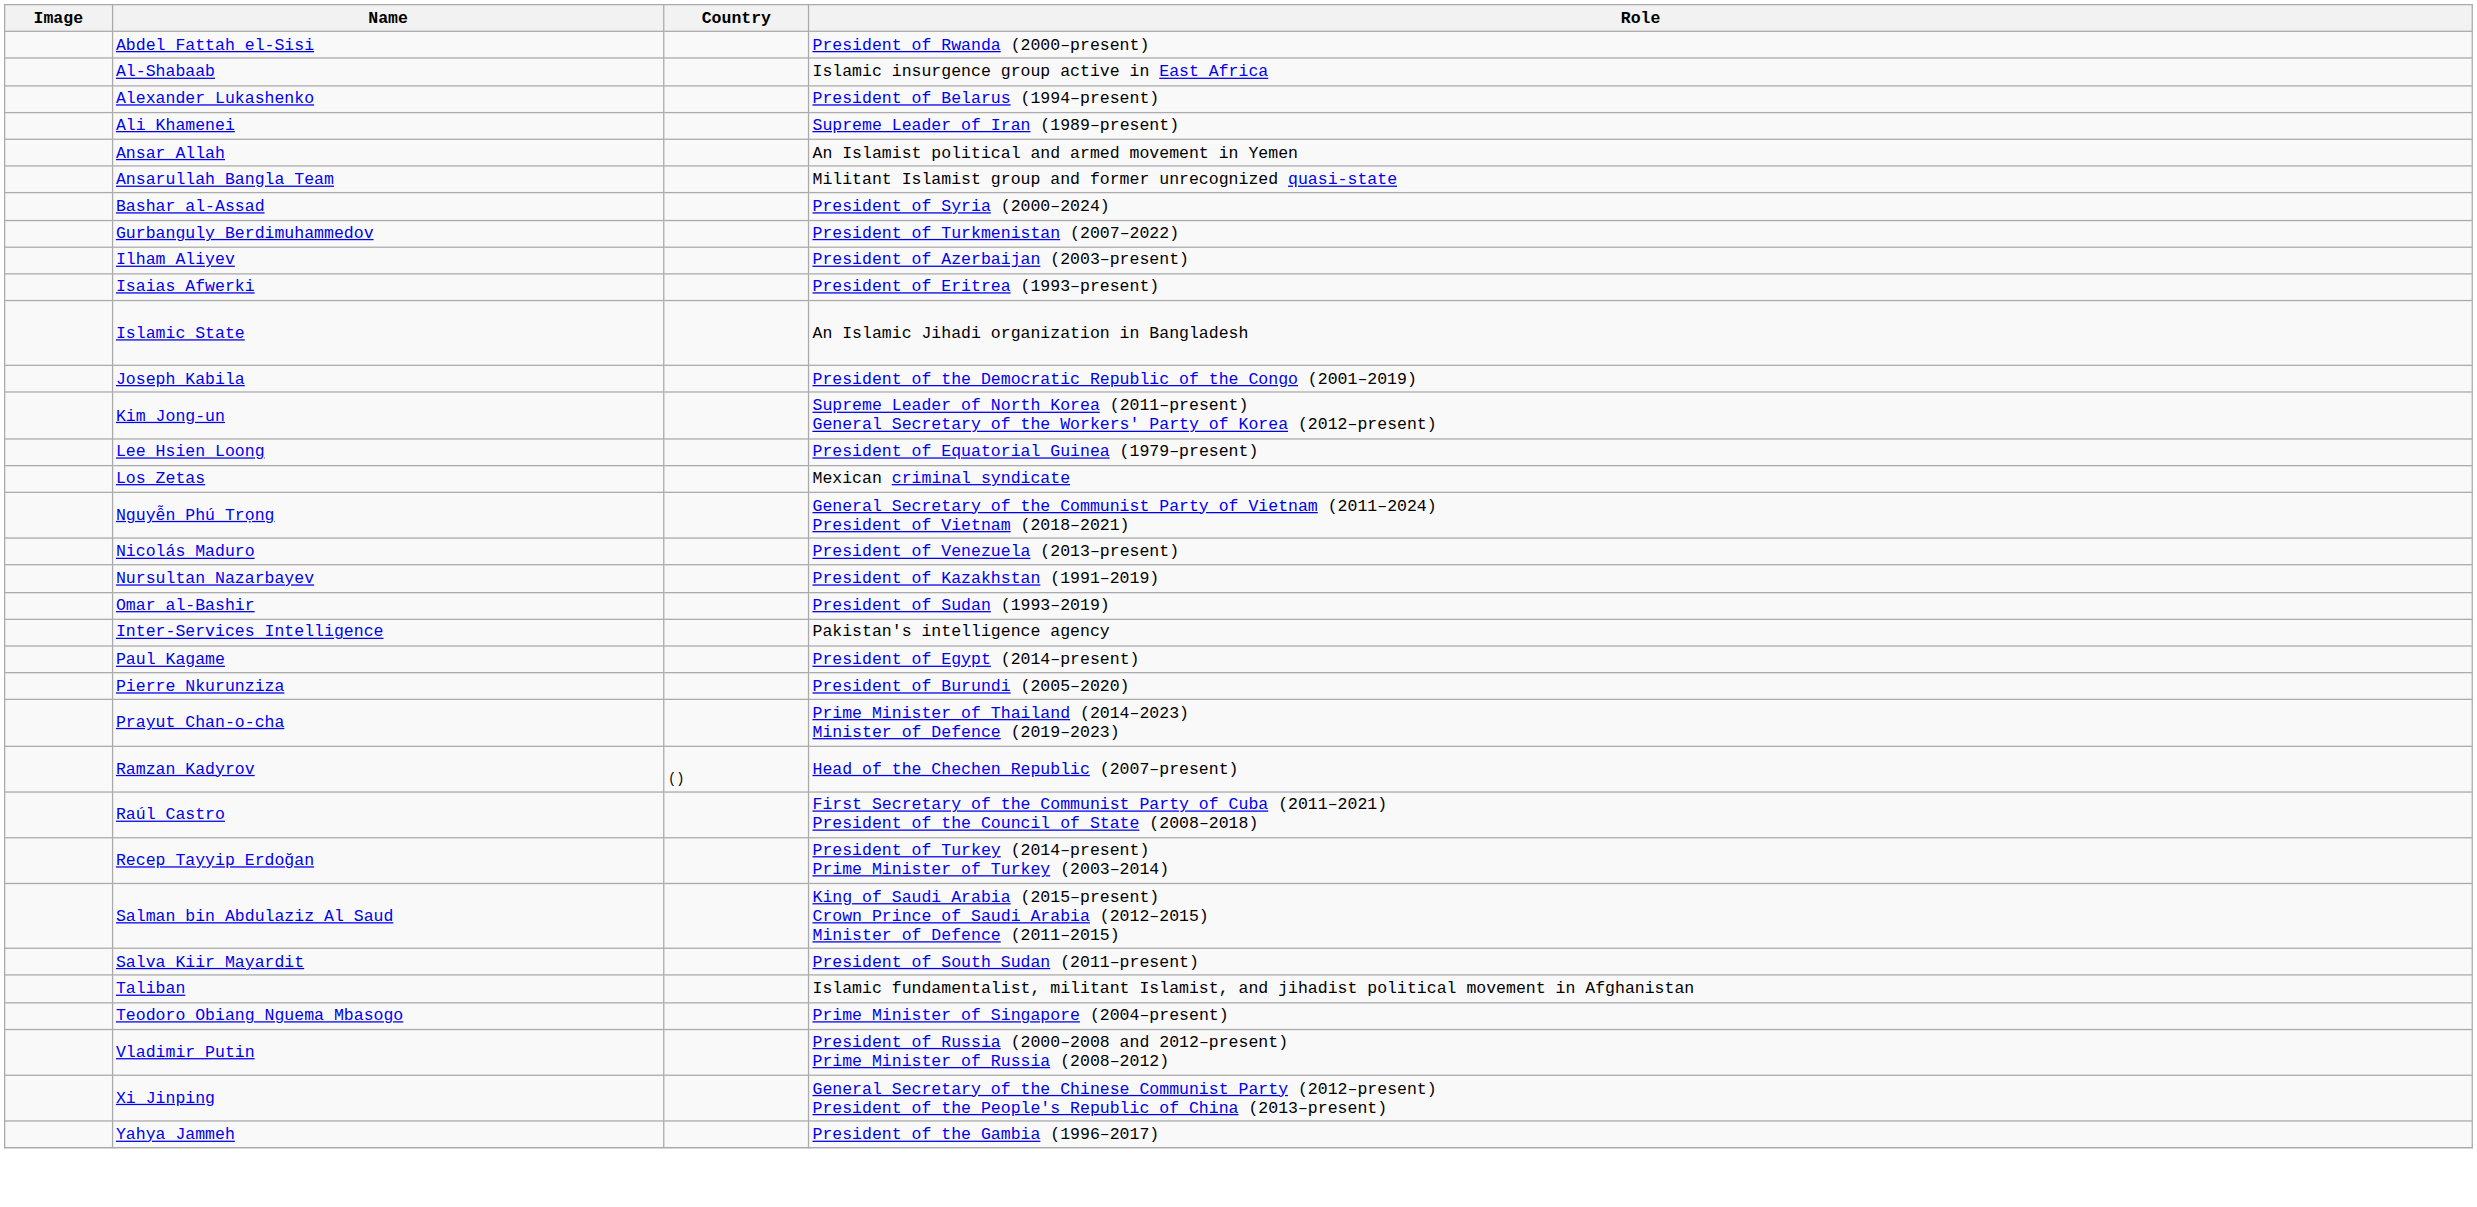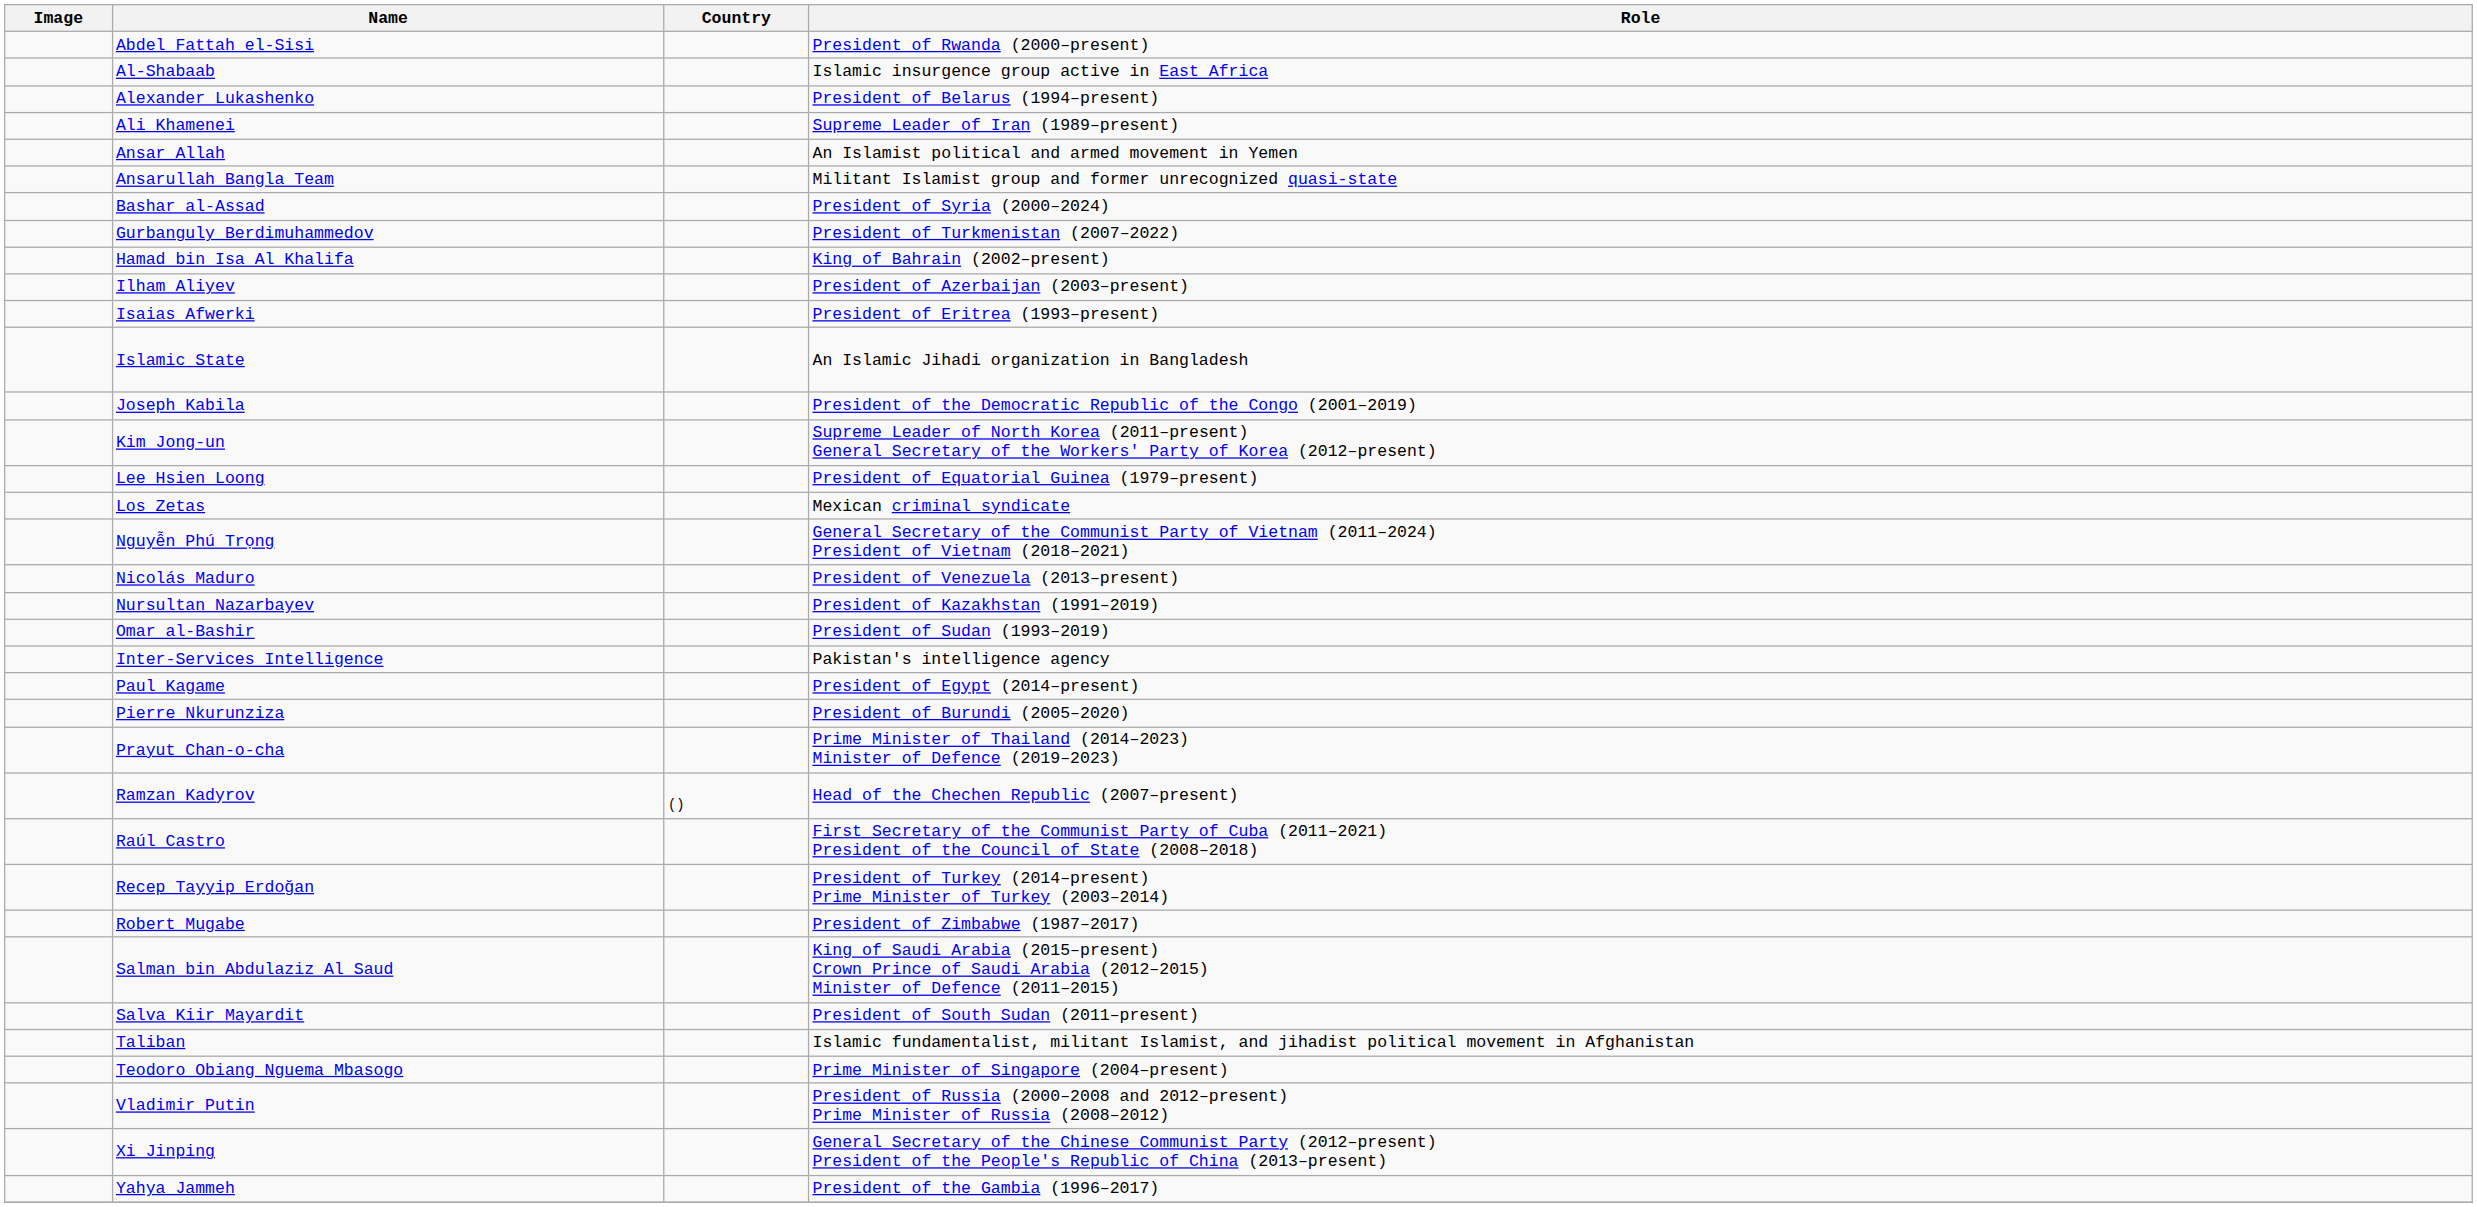+ row: (235, 260)
+ row: (180, 924)
